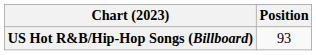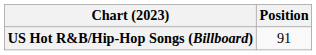(284, 38) 93 -> (284, 38) 91
